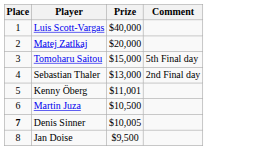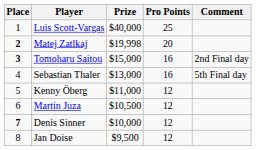+ column: (168, 12)
(18, 43) normal -> (18, 43) bold
(125, 43) $20,000 -> (125, 43) $19,998
(18, 59) normal -> (18, 59) bold
(172, 59) 5th Final day -> (222, 59) 2nd Final day
(173, 75) 2nd Final day -> (221, 75) 5th Final day
(125, 91) $11,001 -> (125, 91) $11,000
(125, 122) $10,005 -> (125, 122) $10,000
